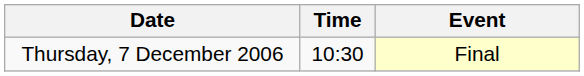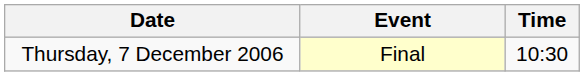columns swapped: (338, 20) <-> (477, 20)
